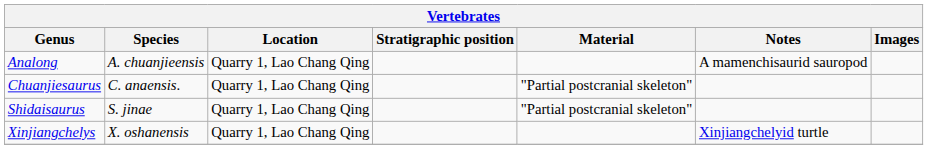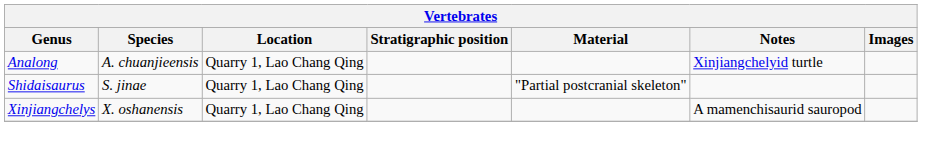(783, 62) A mamenchisaurid sauropod -> (758, 62) Xinjiangchelyid turtle
- row: (54, 86)
(764, 132) Xinjiangchelyid turtle -> (777, 109) A mamenchisaurid sauropod
